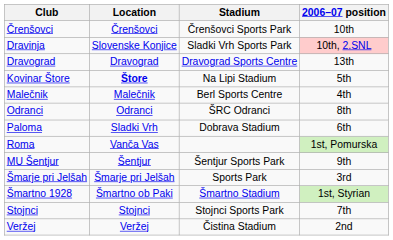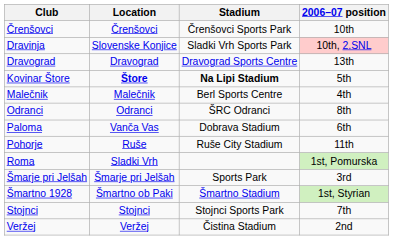(239, 78) normal -> (239, 78) bold
(134, 128) Sladki Vrh -> (134, 128) Vanča Vas
+ row: (25, 144)
(134, 144) Vanča Vas -> (134, 161) Sladki Vrh
- row: (33, 161)
